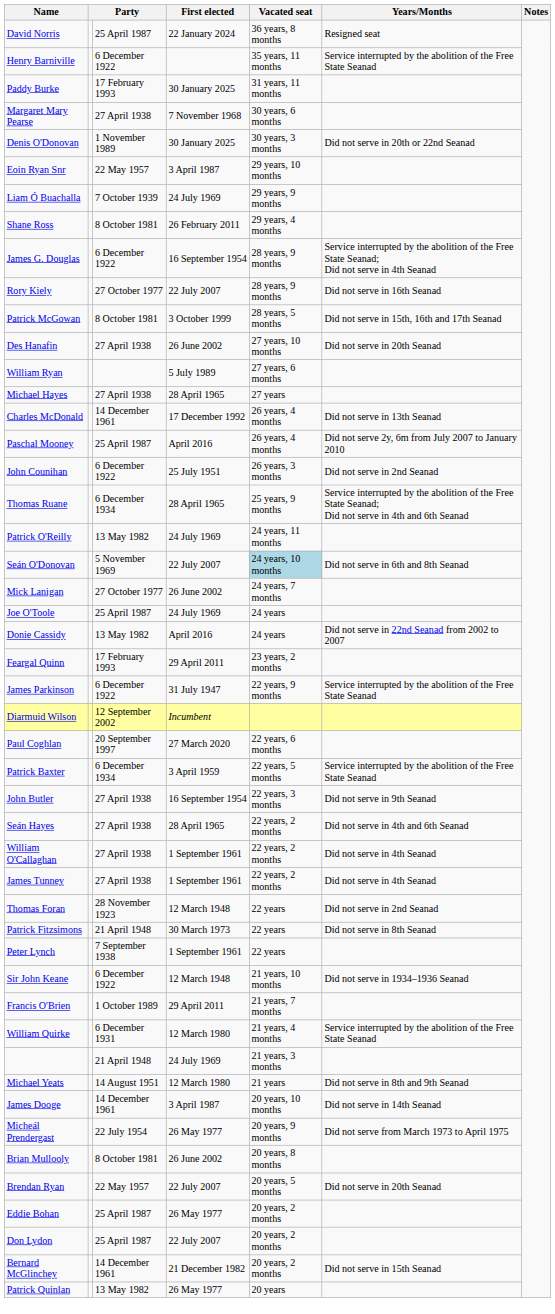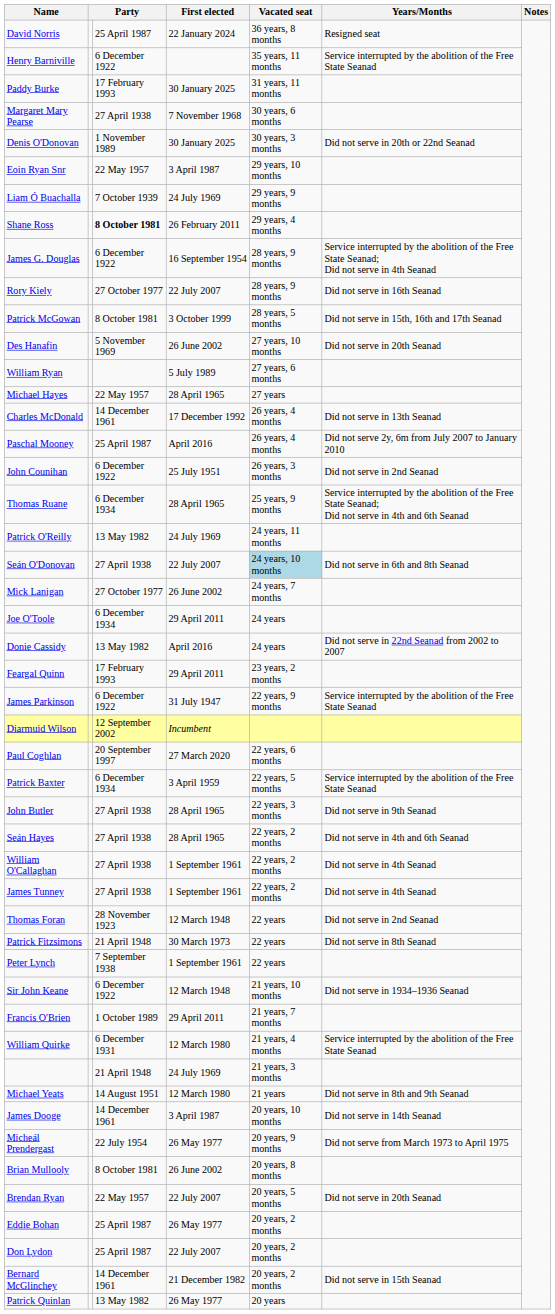(126, 225) normal -> (128, 225) bold
(123, 346) 27 April 1938 -> (120, 346) 5 November 1969
(123, 395) 27 April 1938 -> (122, 395) 22 May 1957
(120, 564) 5 November 1969 -> (123, 564) 27 April 1938
(123, 613) 25 April 1987 -> (120, 619) 6 December 1934
(194, 613) 24 July 1969 -> (196, 619) 29 April 2011
(208, 799) 16 September 1954 -> (196, 810) 28 April 1965
